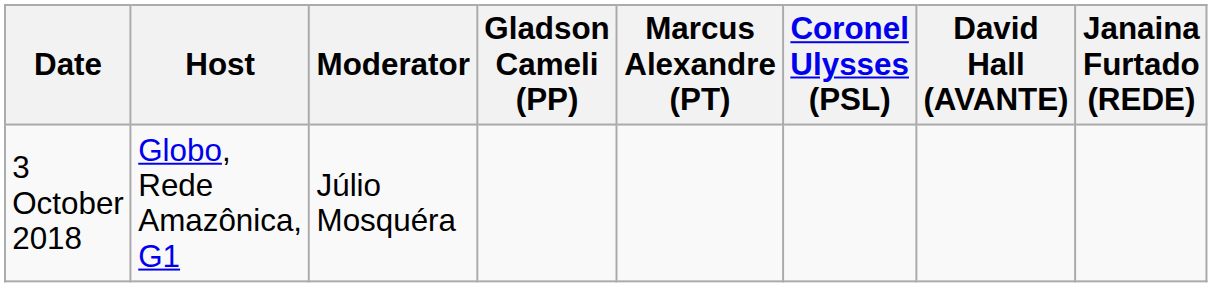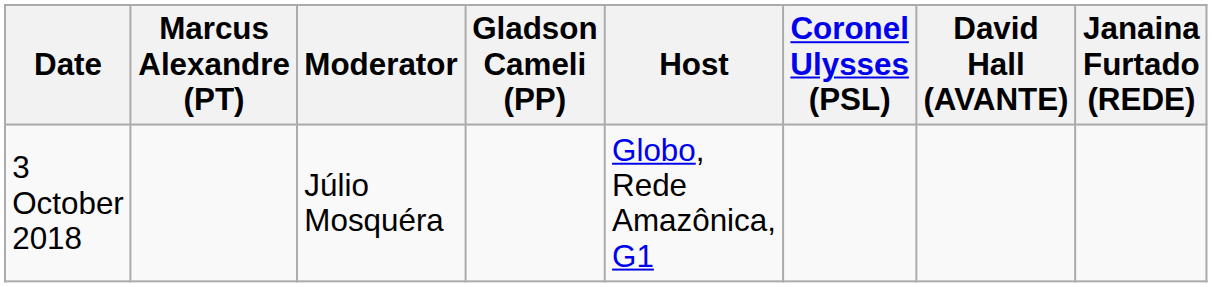columns swapped: (220, 64) <-> (700, 64)
